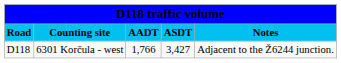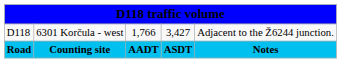rows swapped: (19, 32) <-> (19, 49)
